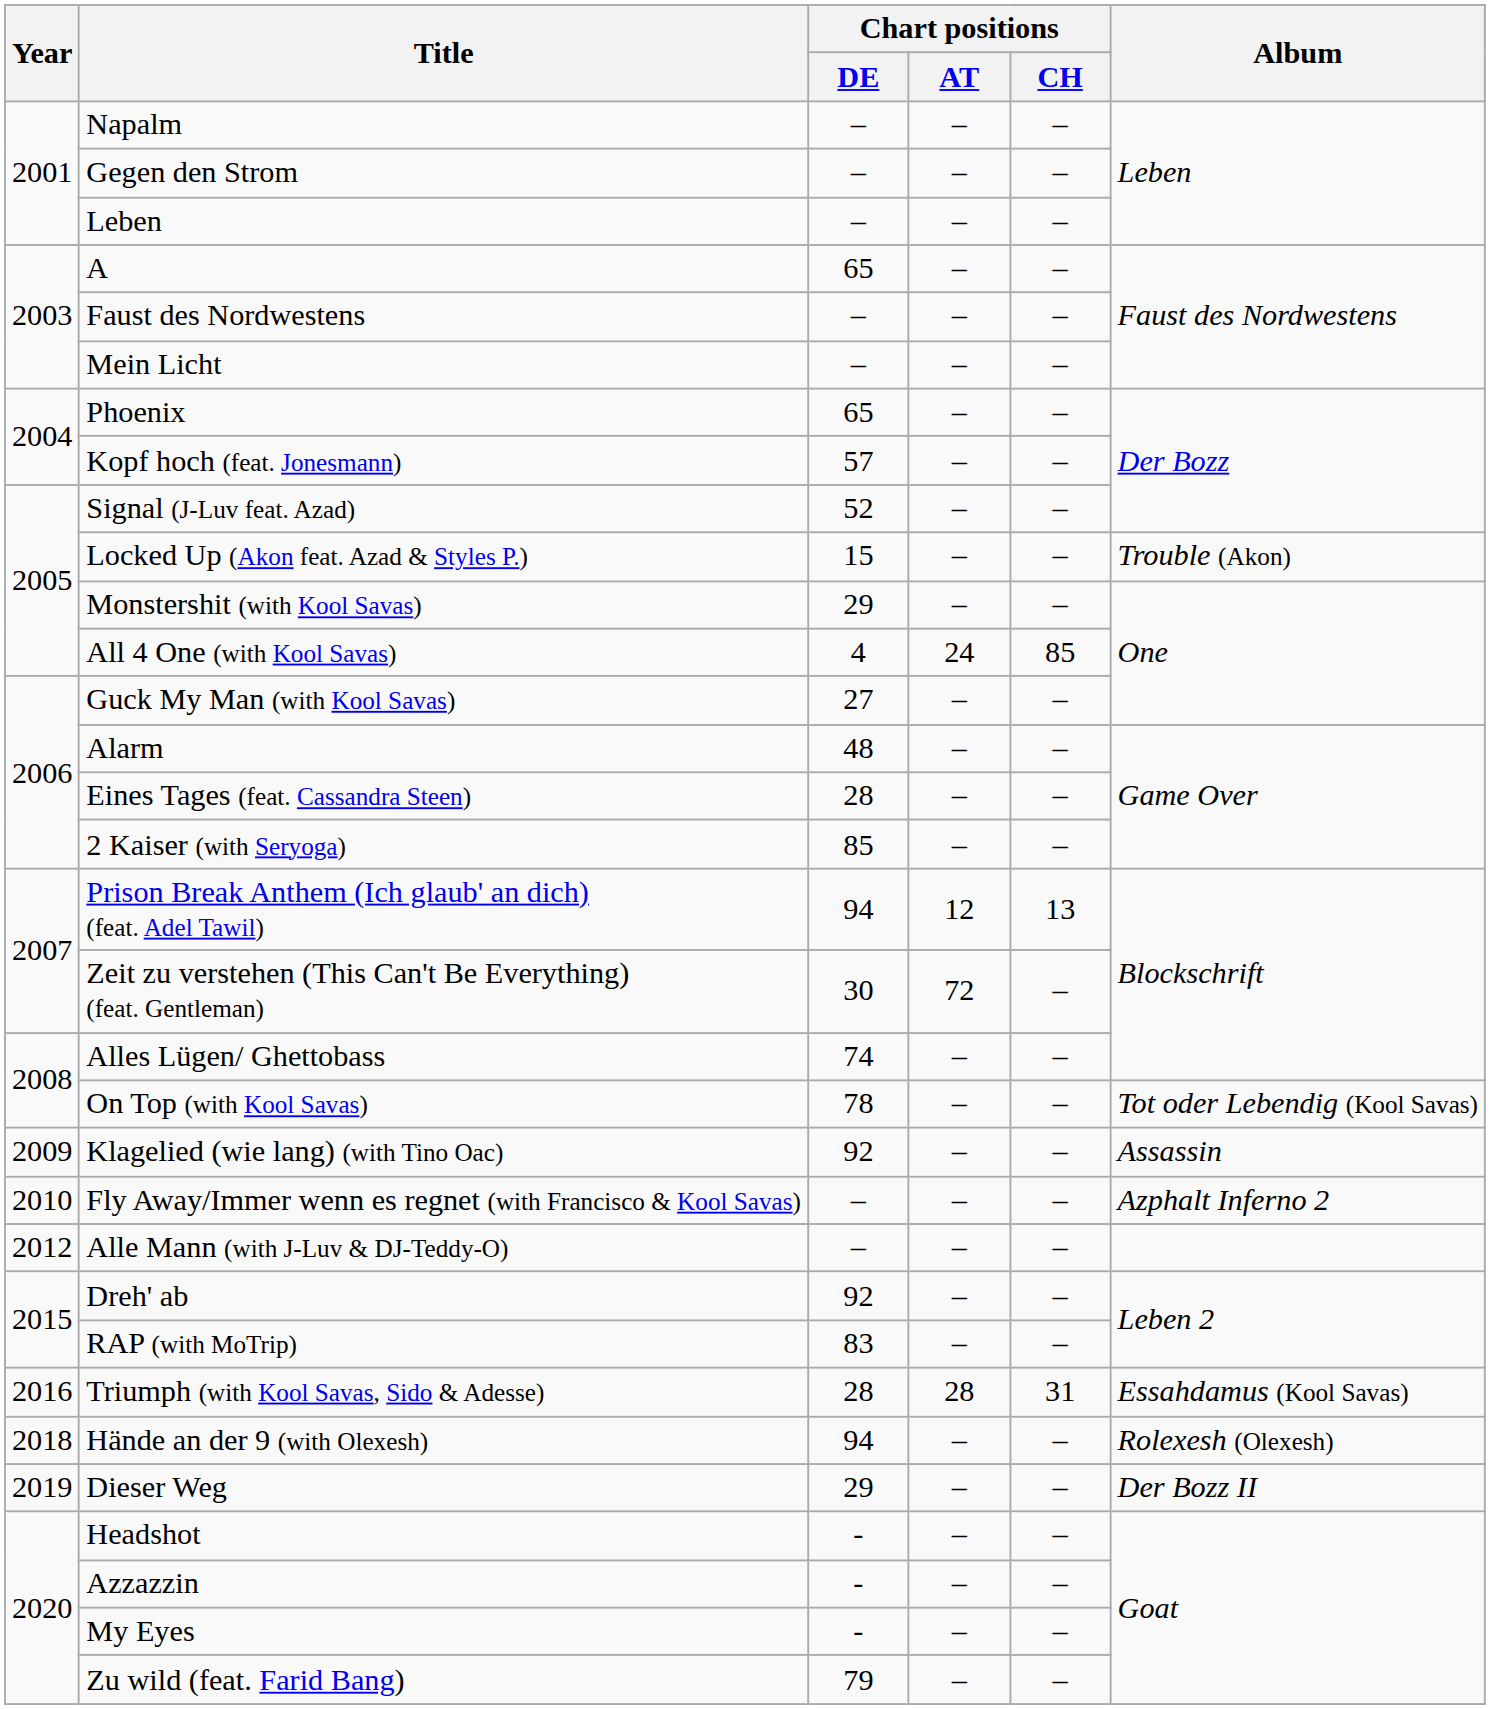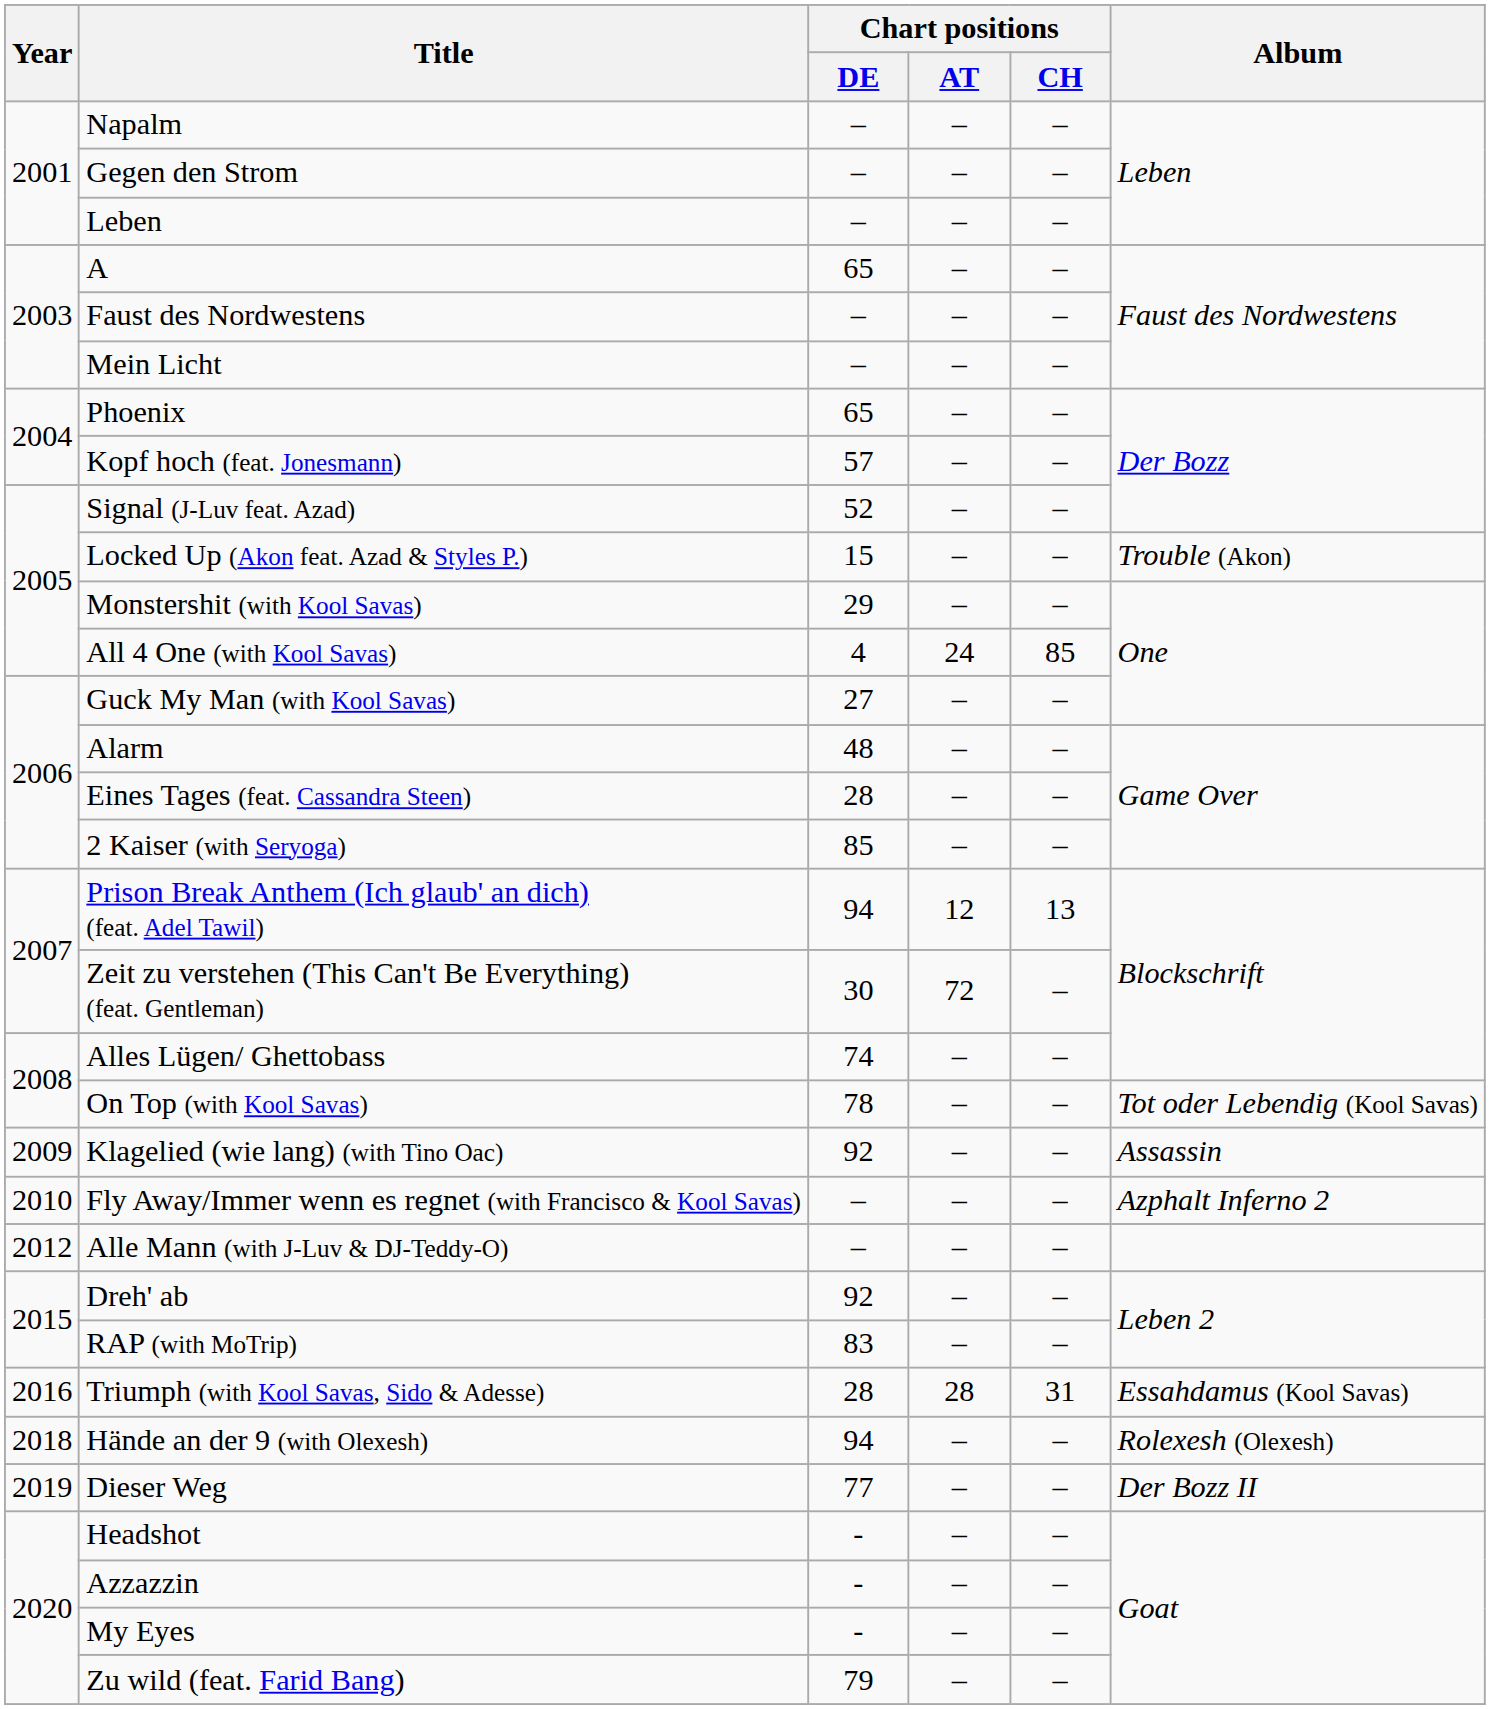(858, 1487) 29 -> (858, 1487) 77
